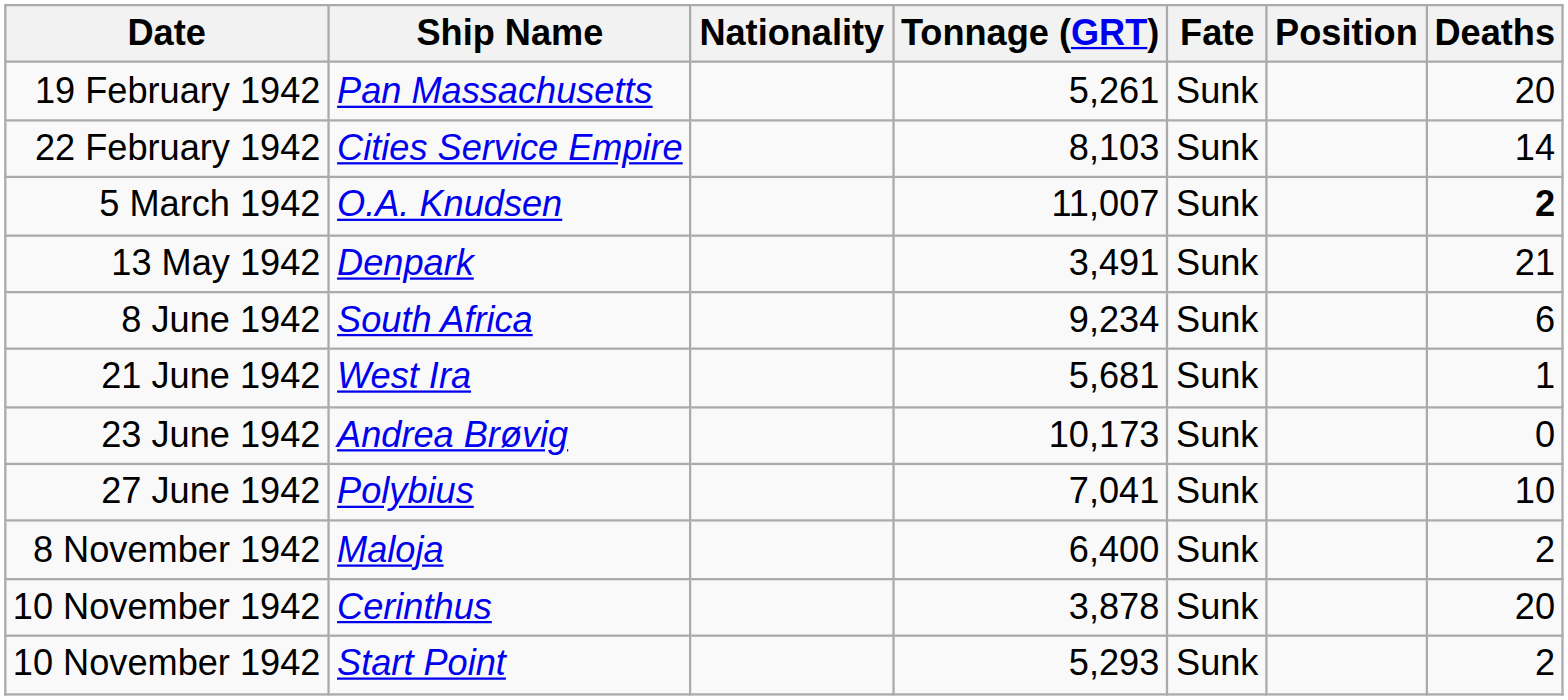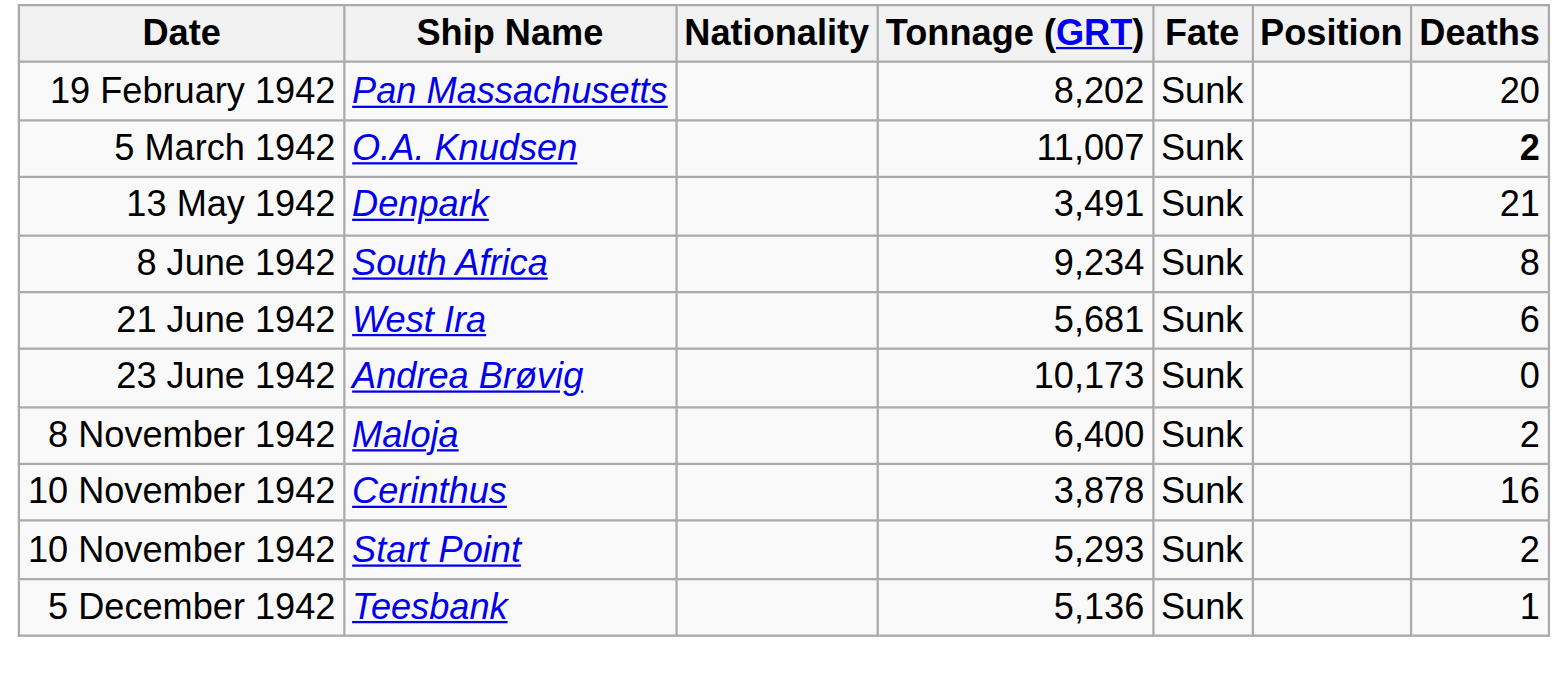(1114, 90) 5,261 -> (1099, 90) 8,202
- row: (510, 147)
(1545, 319) 6 -> (1530, 262) 8
(1545, 377) 1 -> (1530, 319) 6
- row: (405, 491)
(1535, 606) 20 -> (1520, 491) 16
+ row: (430, 606)
